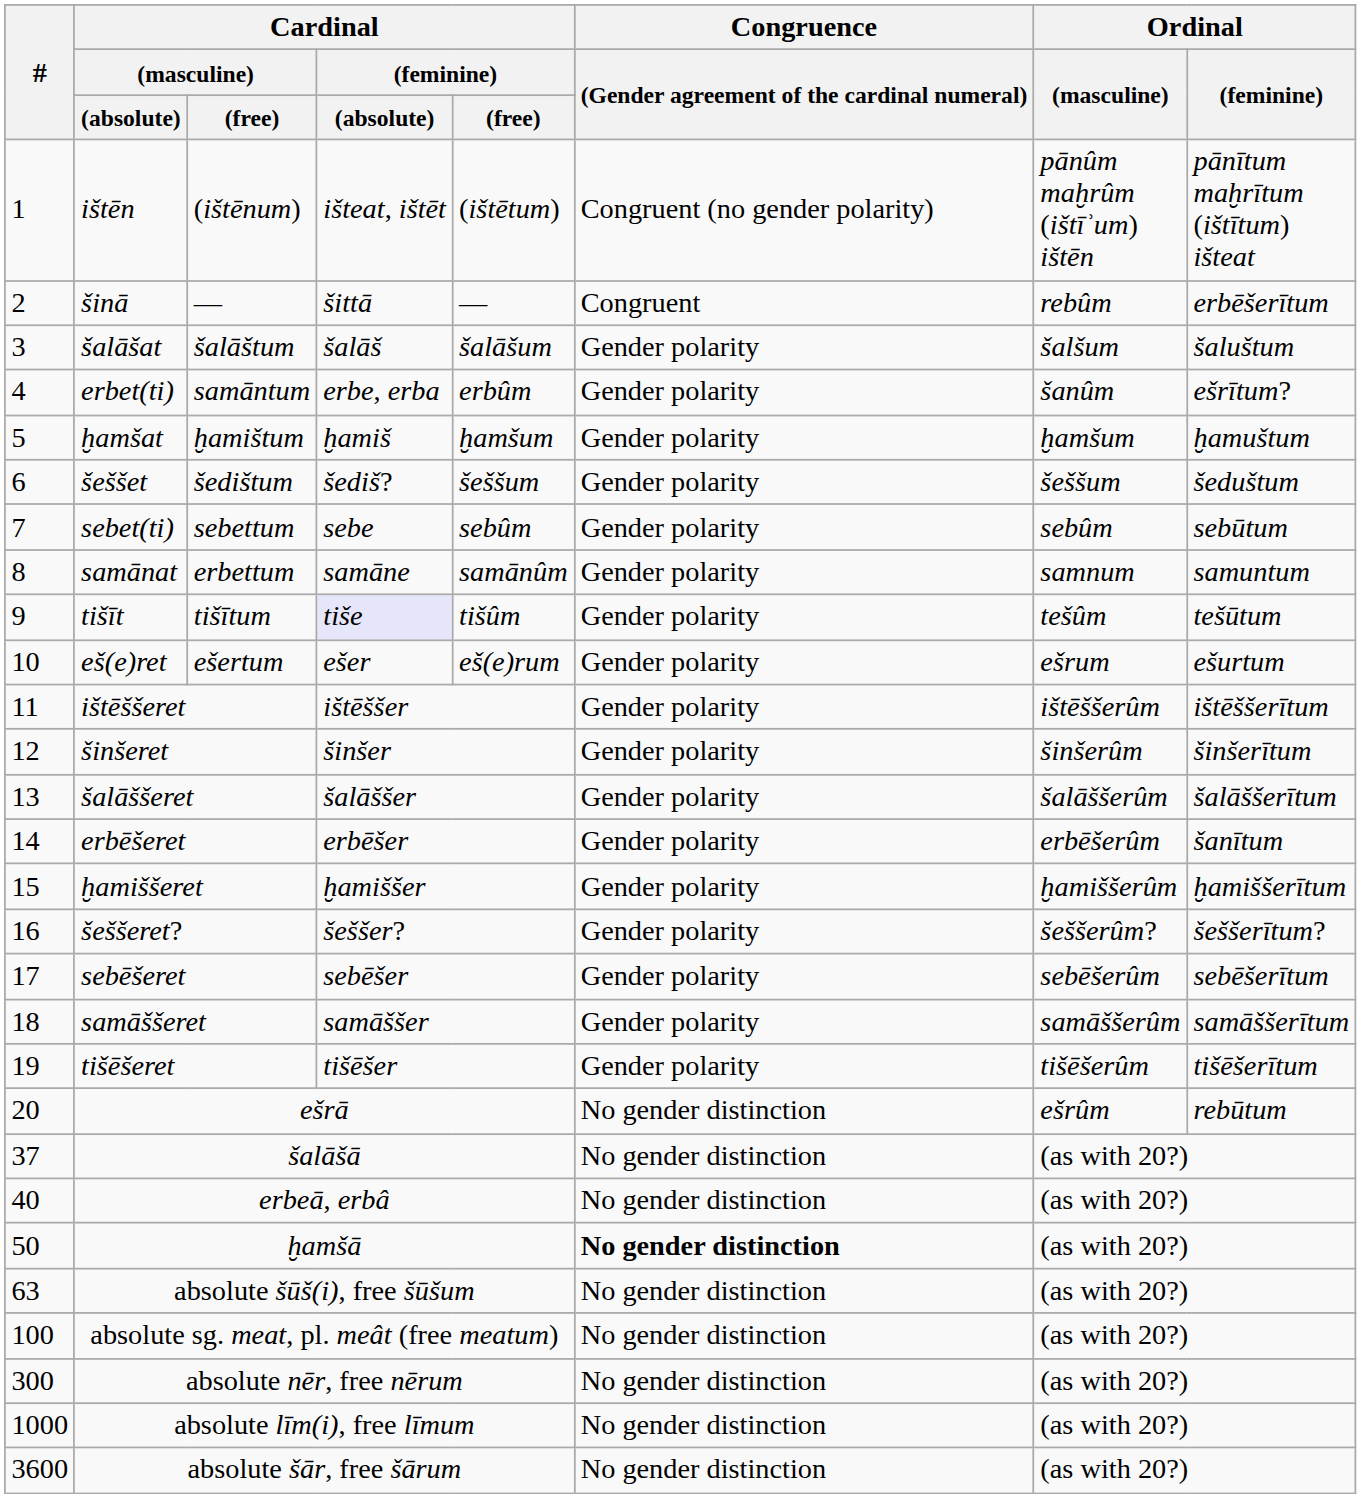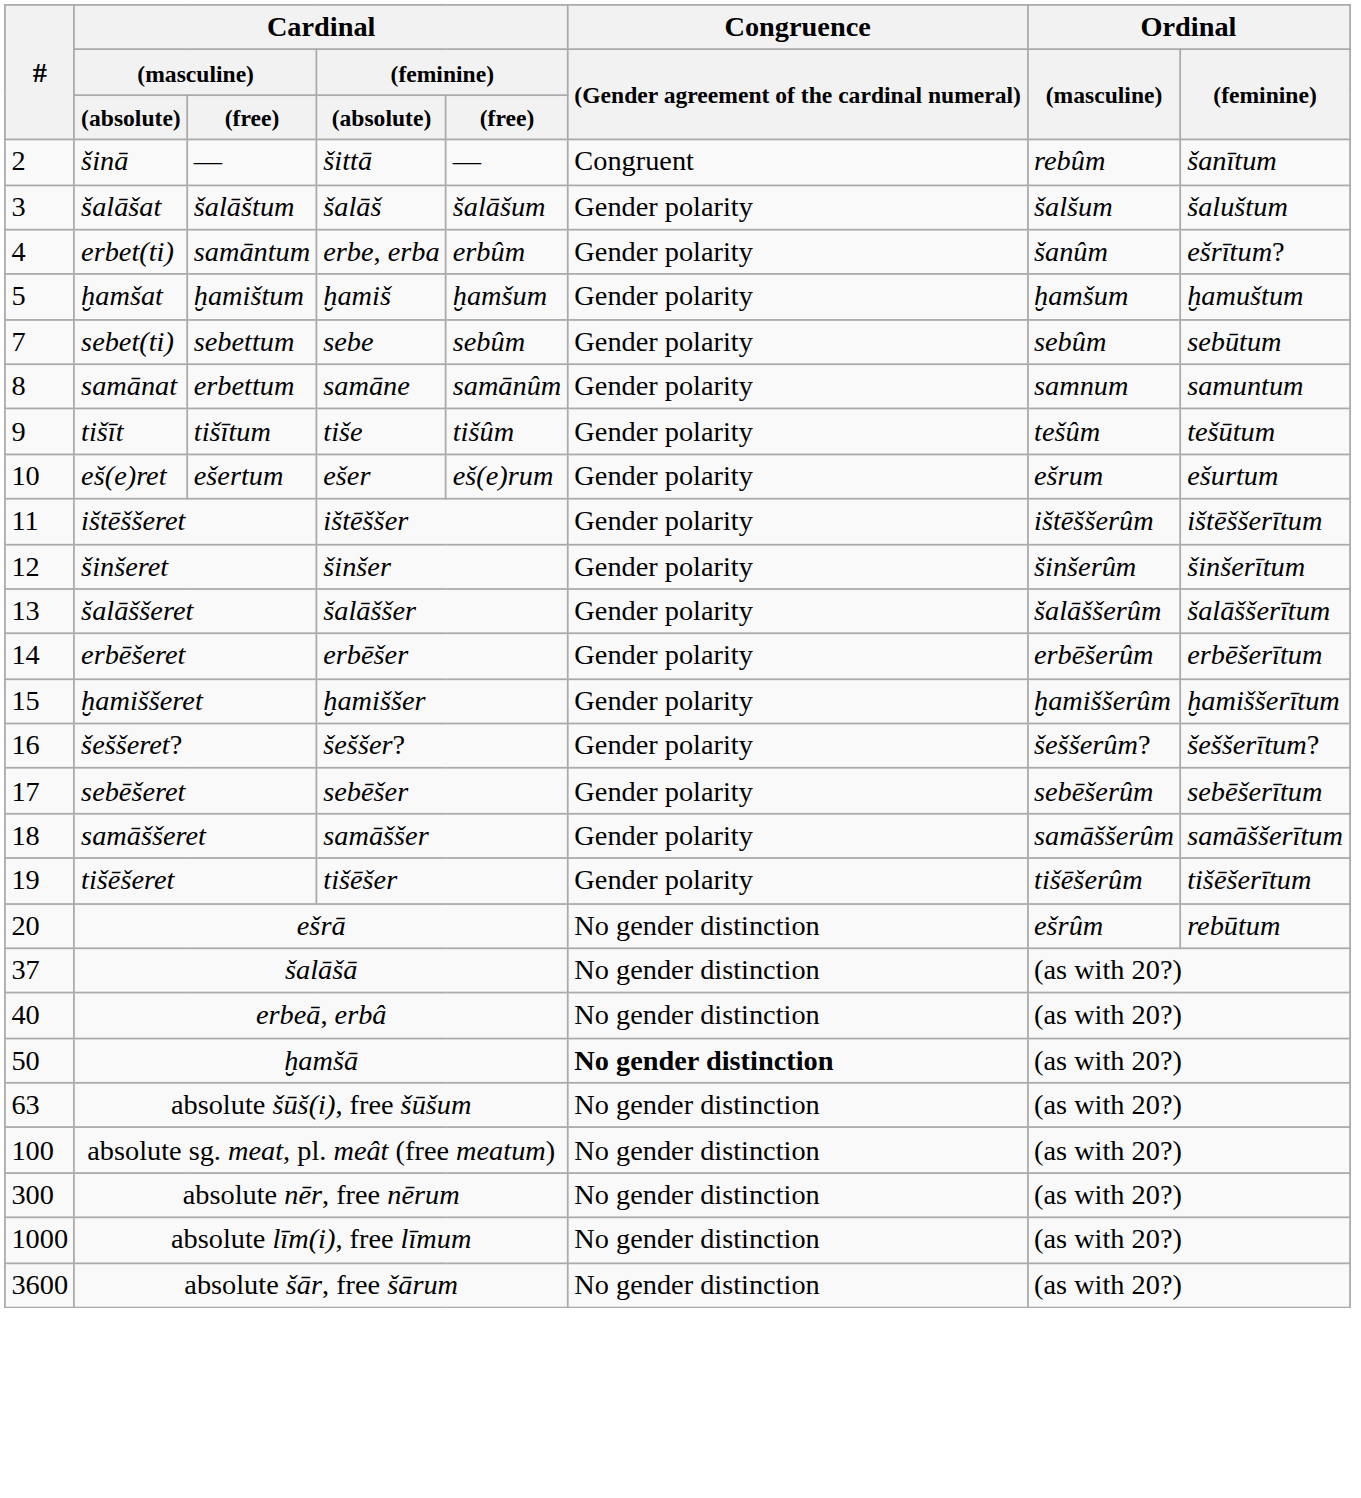- row: (108, 209)
(1261, 302) erbēšerītum -> (1232, 161) šanītum
- row: (114, 481)
(343, 616) lavender background -> (343, 431) no background
(1238, 841) šanītum -> (1255, 655) erbēšerītum
